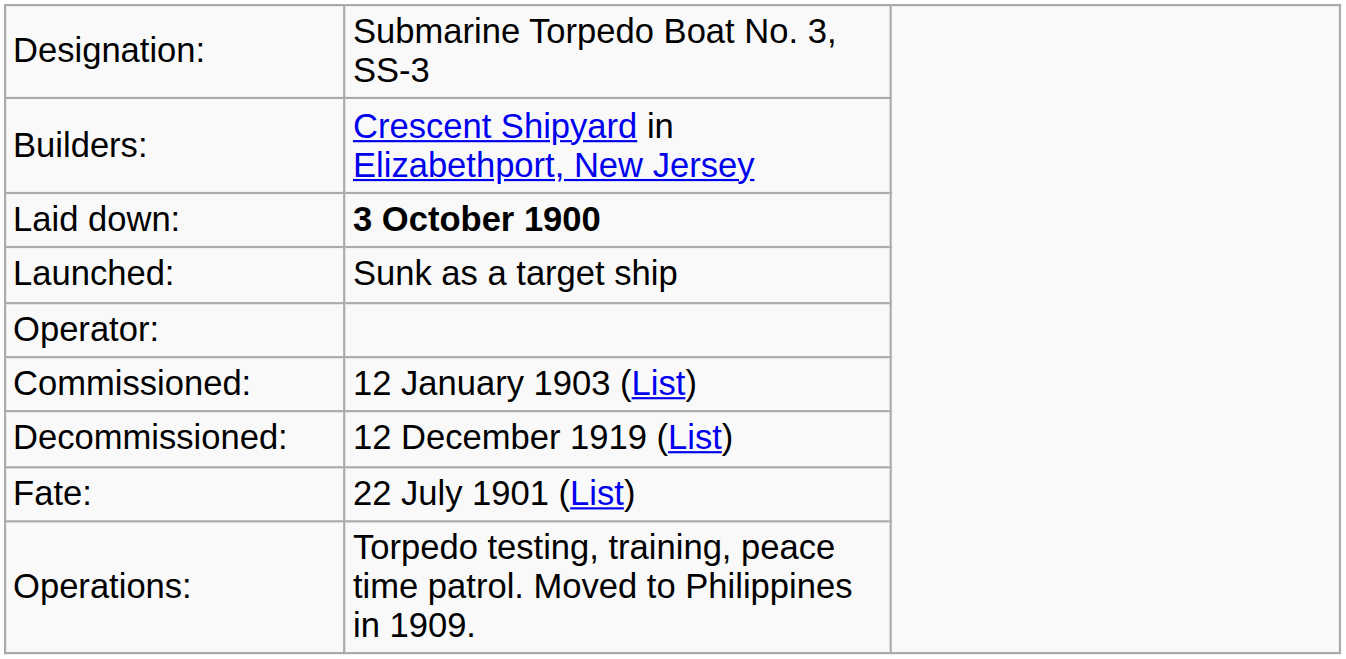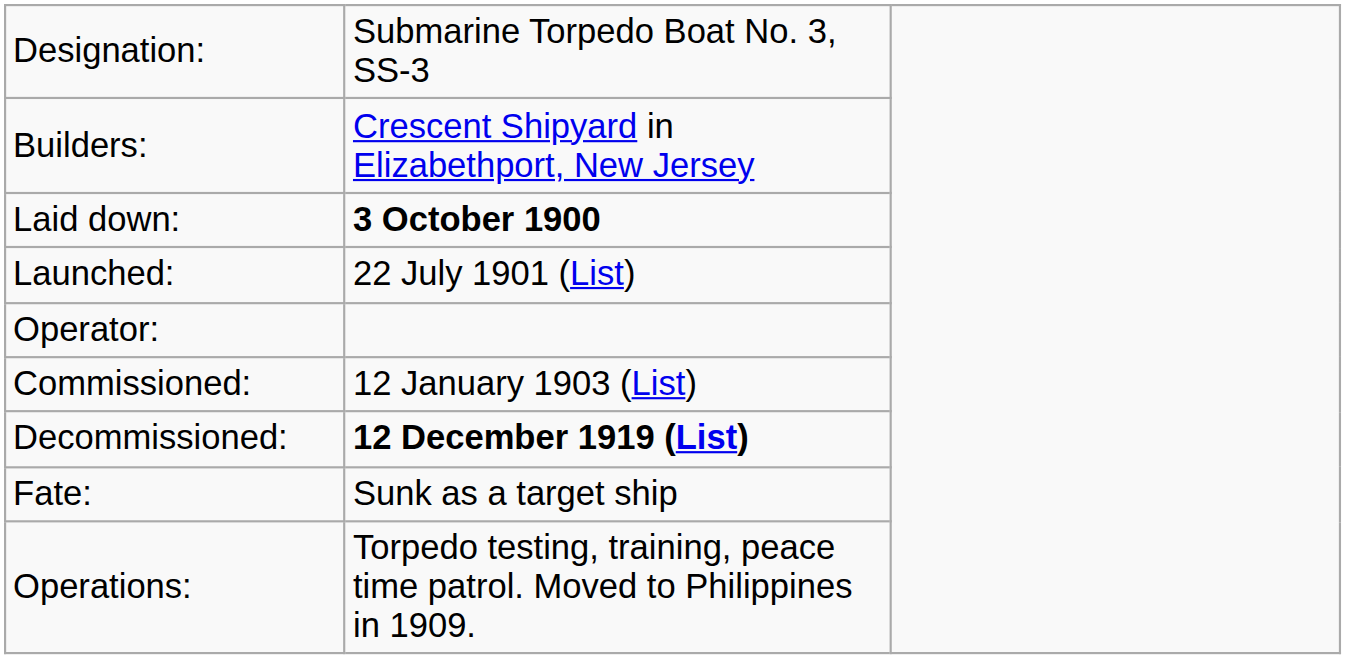(515, 274) Sunk as a target ship -> (494, 274) 22 July 1901 (List)
(543, 438) normal -> (551, 438) bold
(494, 493) 22 July 1901 (List) -> (515, 493) Sunk as a target ship
